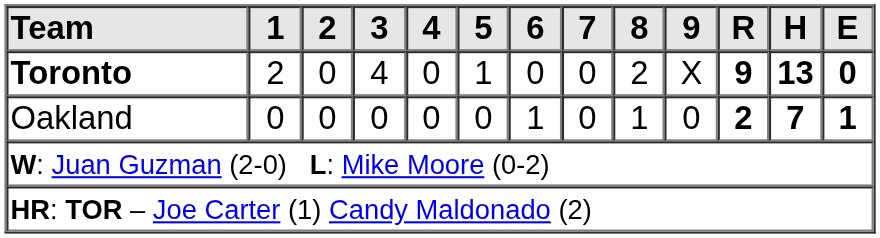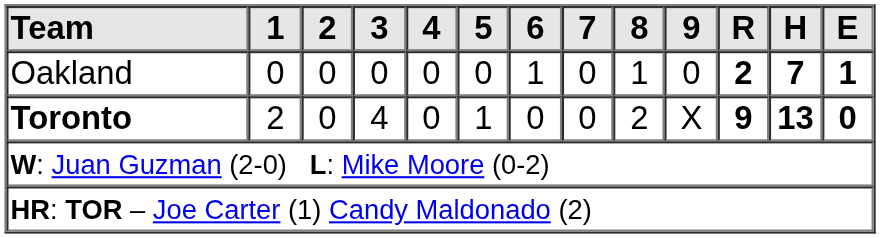rows swapped: (72, 118) <-> (71, 73)
